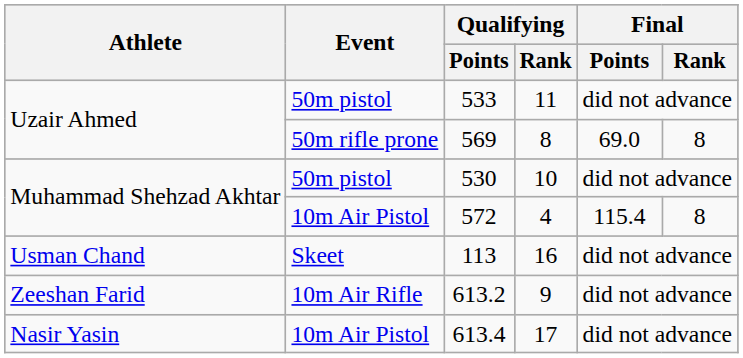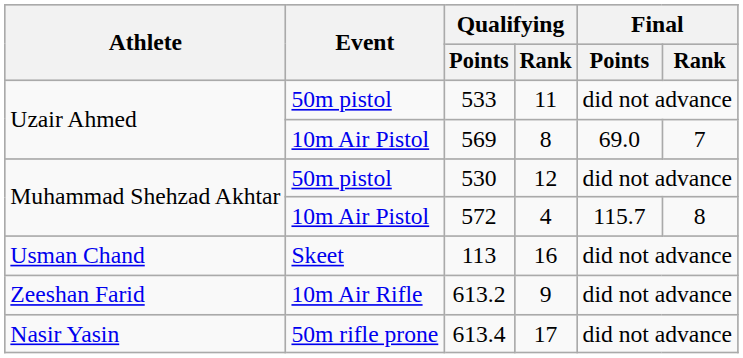(365, 139) 50m rifle prone -> (360, 139) 10m Air Pistol
(700, 139) 8 -> (700, 139) 7
(546, 178) 10 -> (546, 178) 12
(619, 217) 115.4 -> (619, 217) 115.7
(360, 333) 10m Air Pistol -> (365, 333) 50m rifle prone
